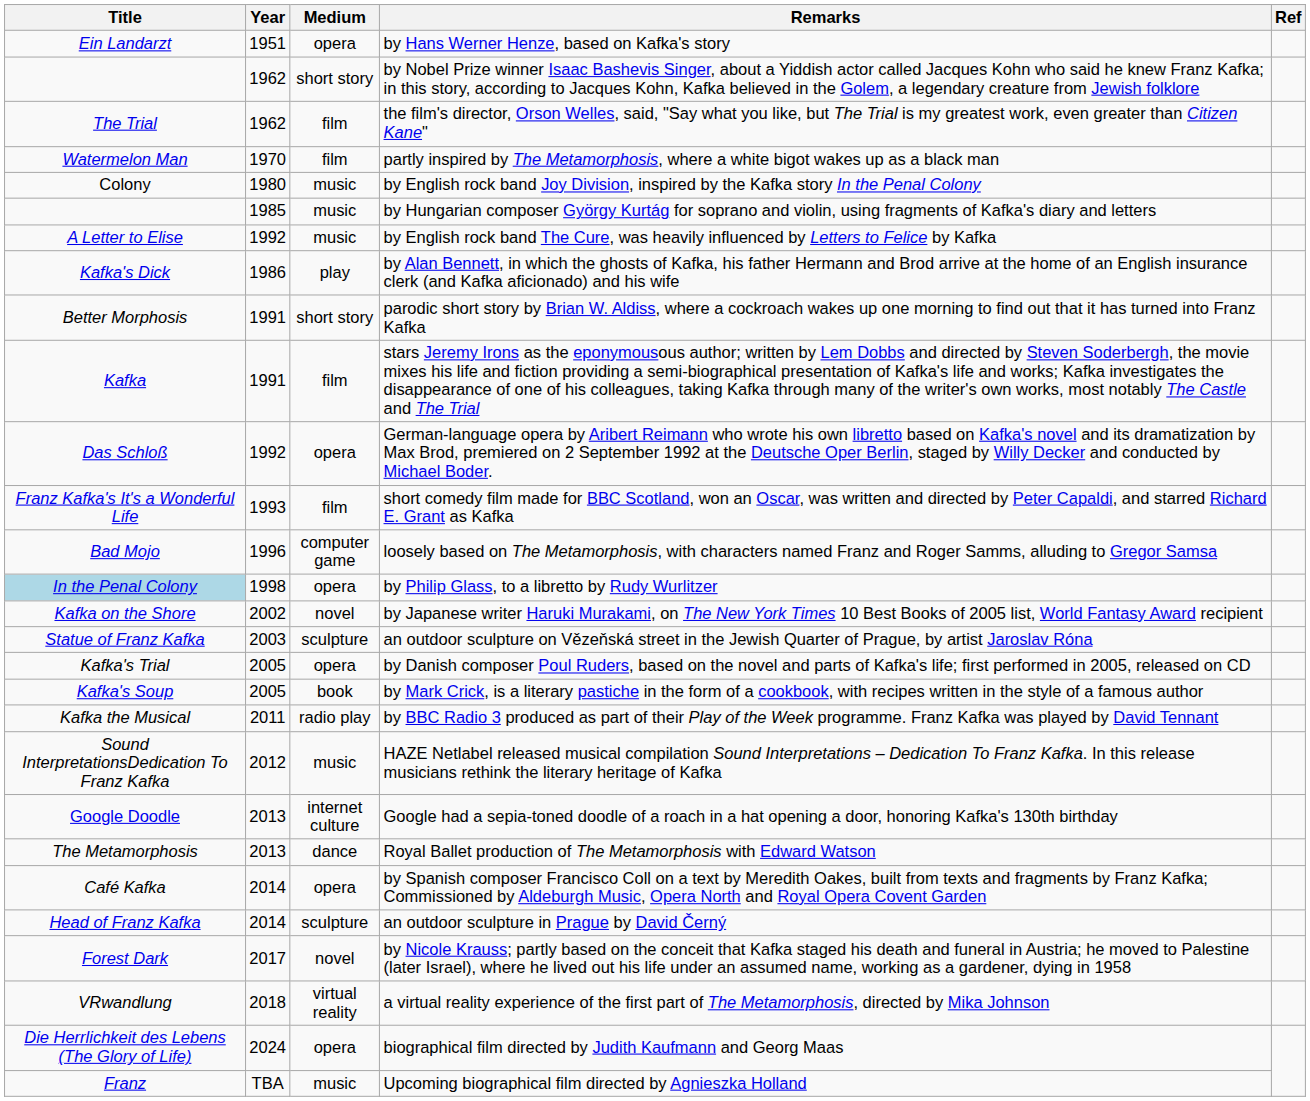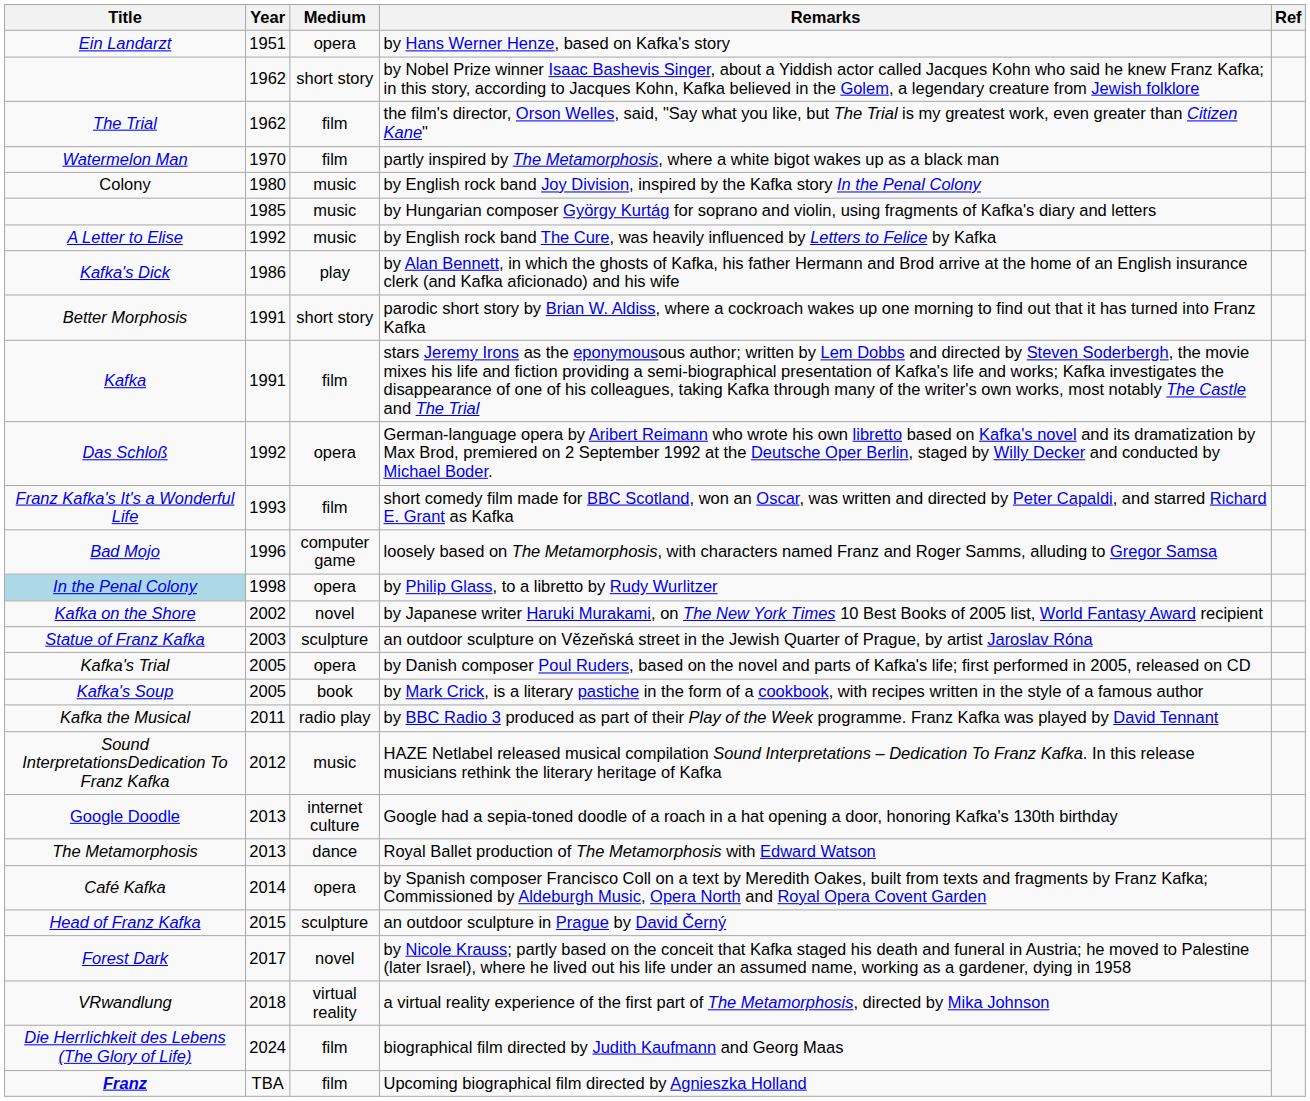(268, 922) 2014 -> (268, 922) 2015
(335, 1047) opera -> (335, 1047) film
(125, 1083) normal -> (125, 1083) bold
(335, 1083) music -> (335, 1083) film
